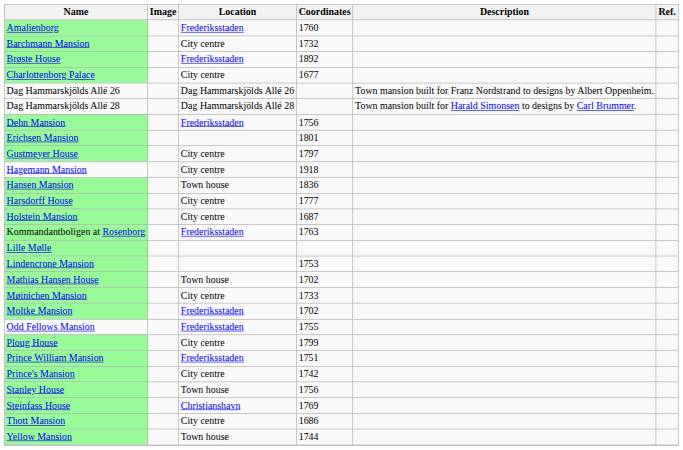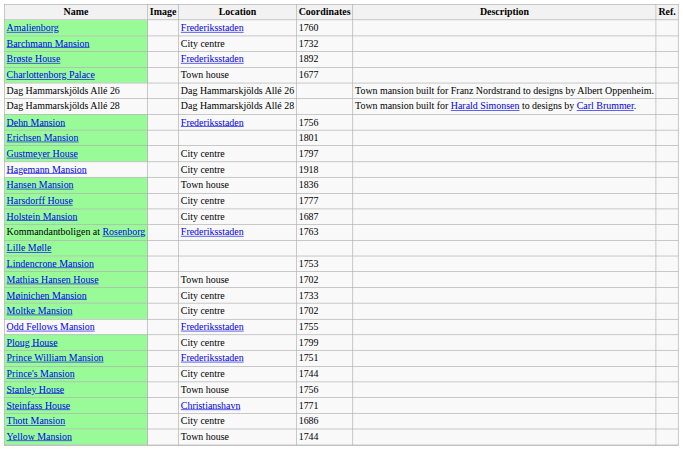(203, 75) City centre -> (205, 75) Town house
(212, 311) Frederiksstaden -> (203, 311) City centre
(309, 374) 1742 -> (309, 374) 1744
(309, 405) 1769 -> (309, 405) 1771
